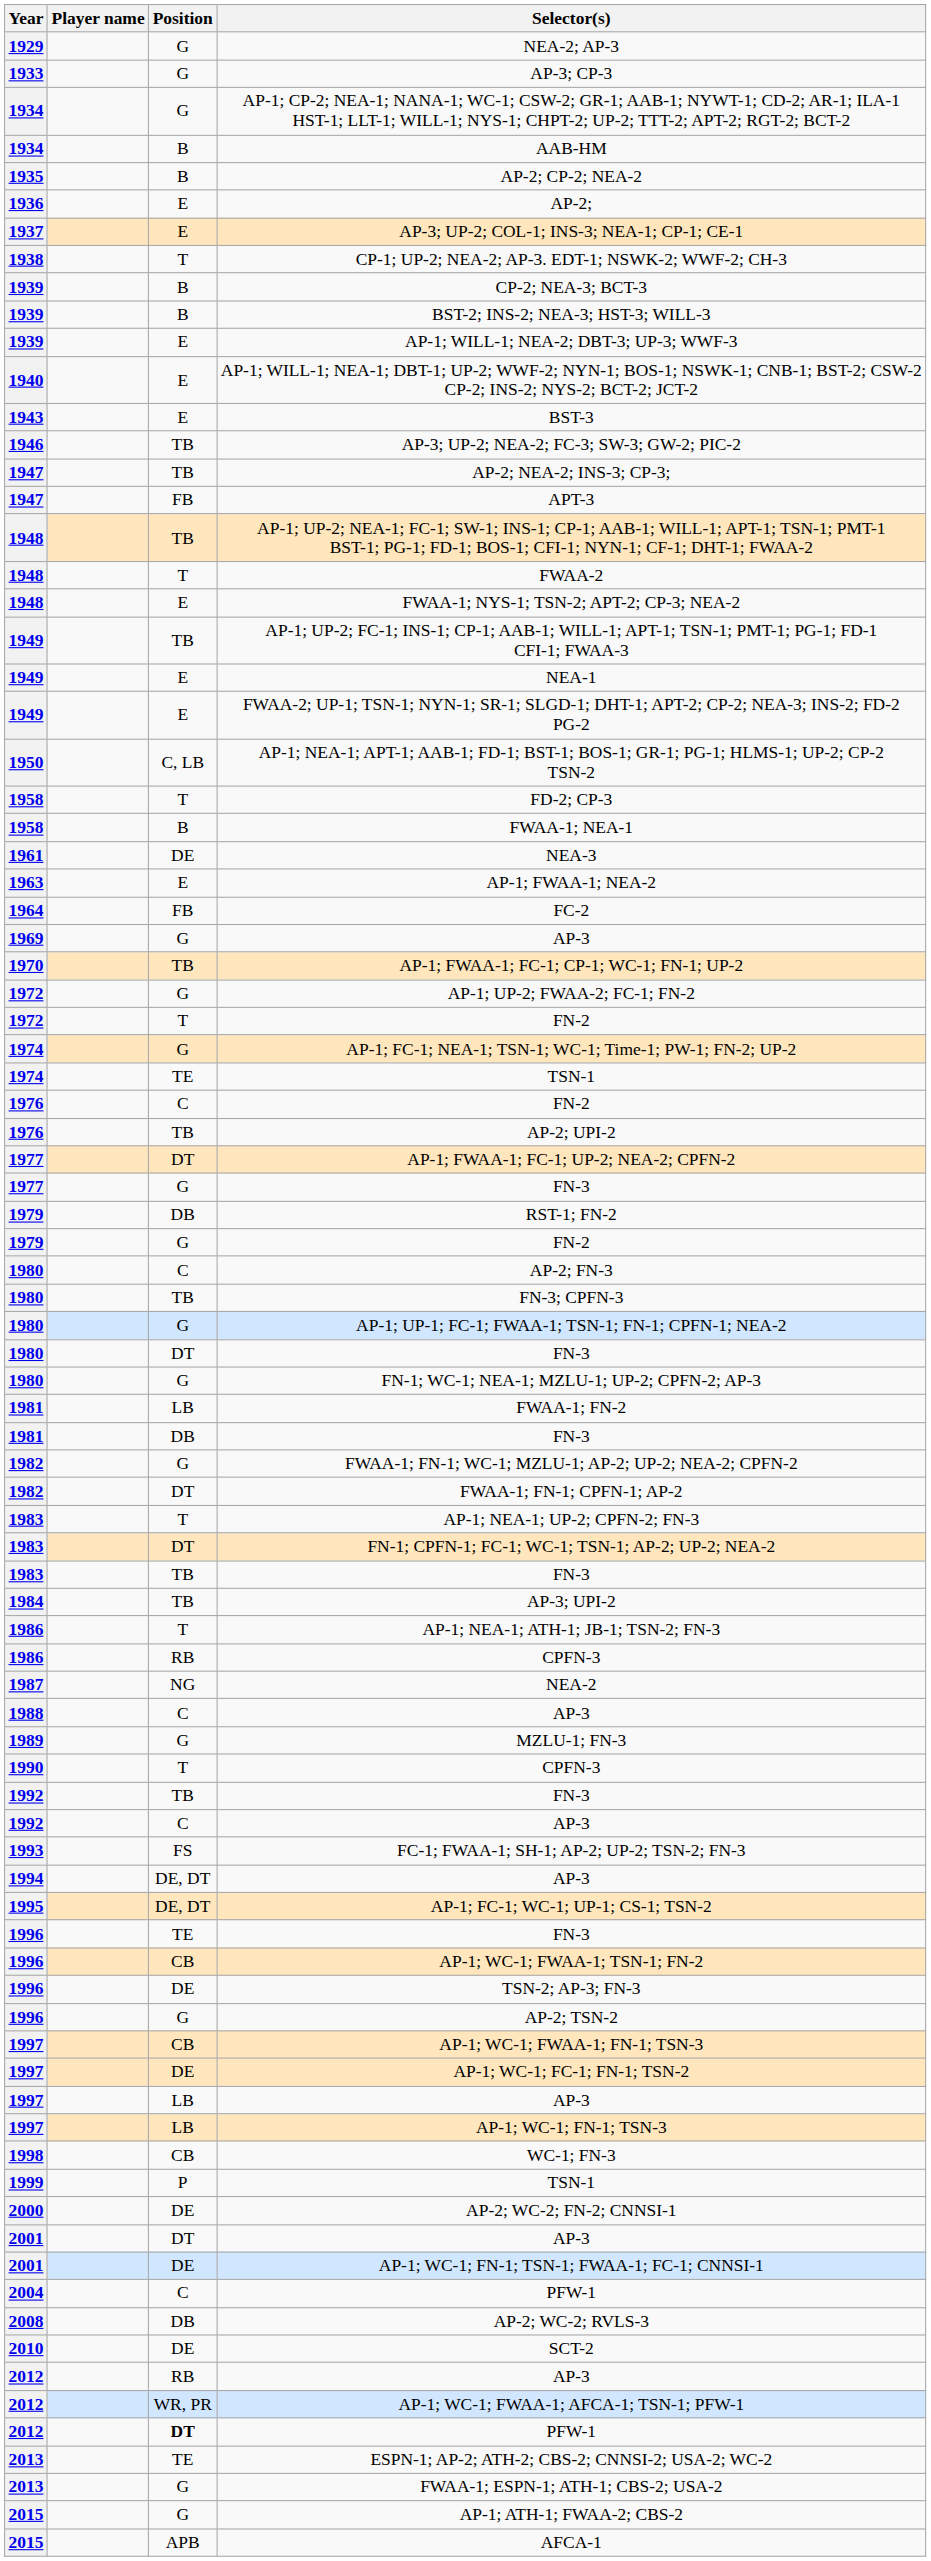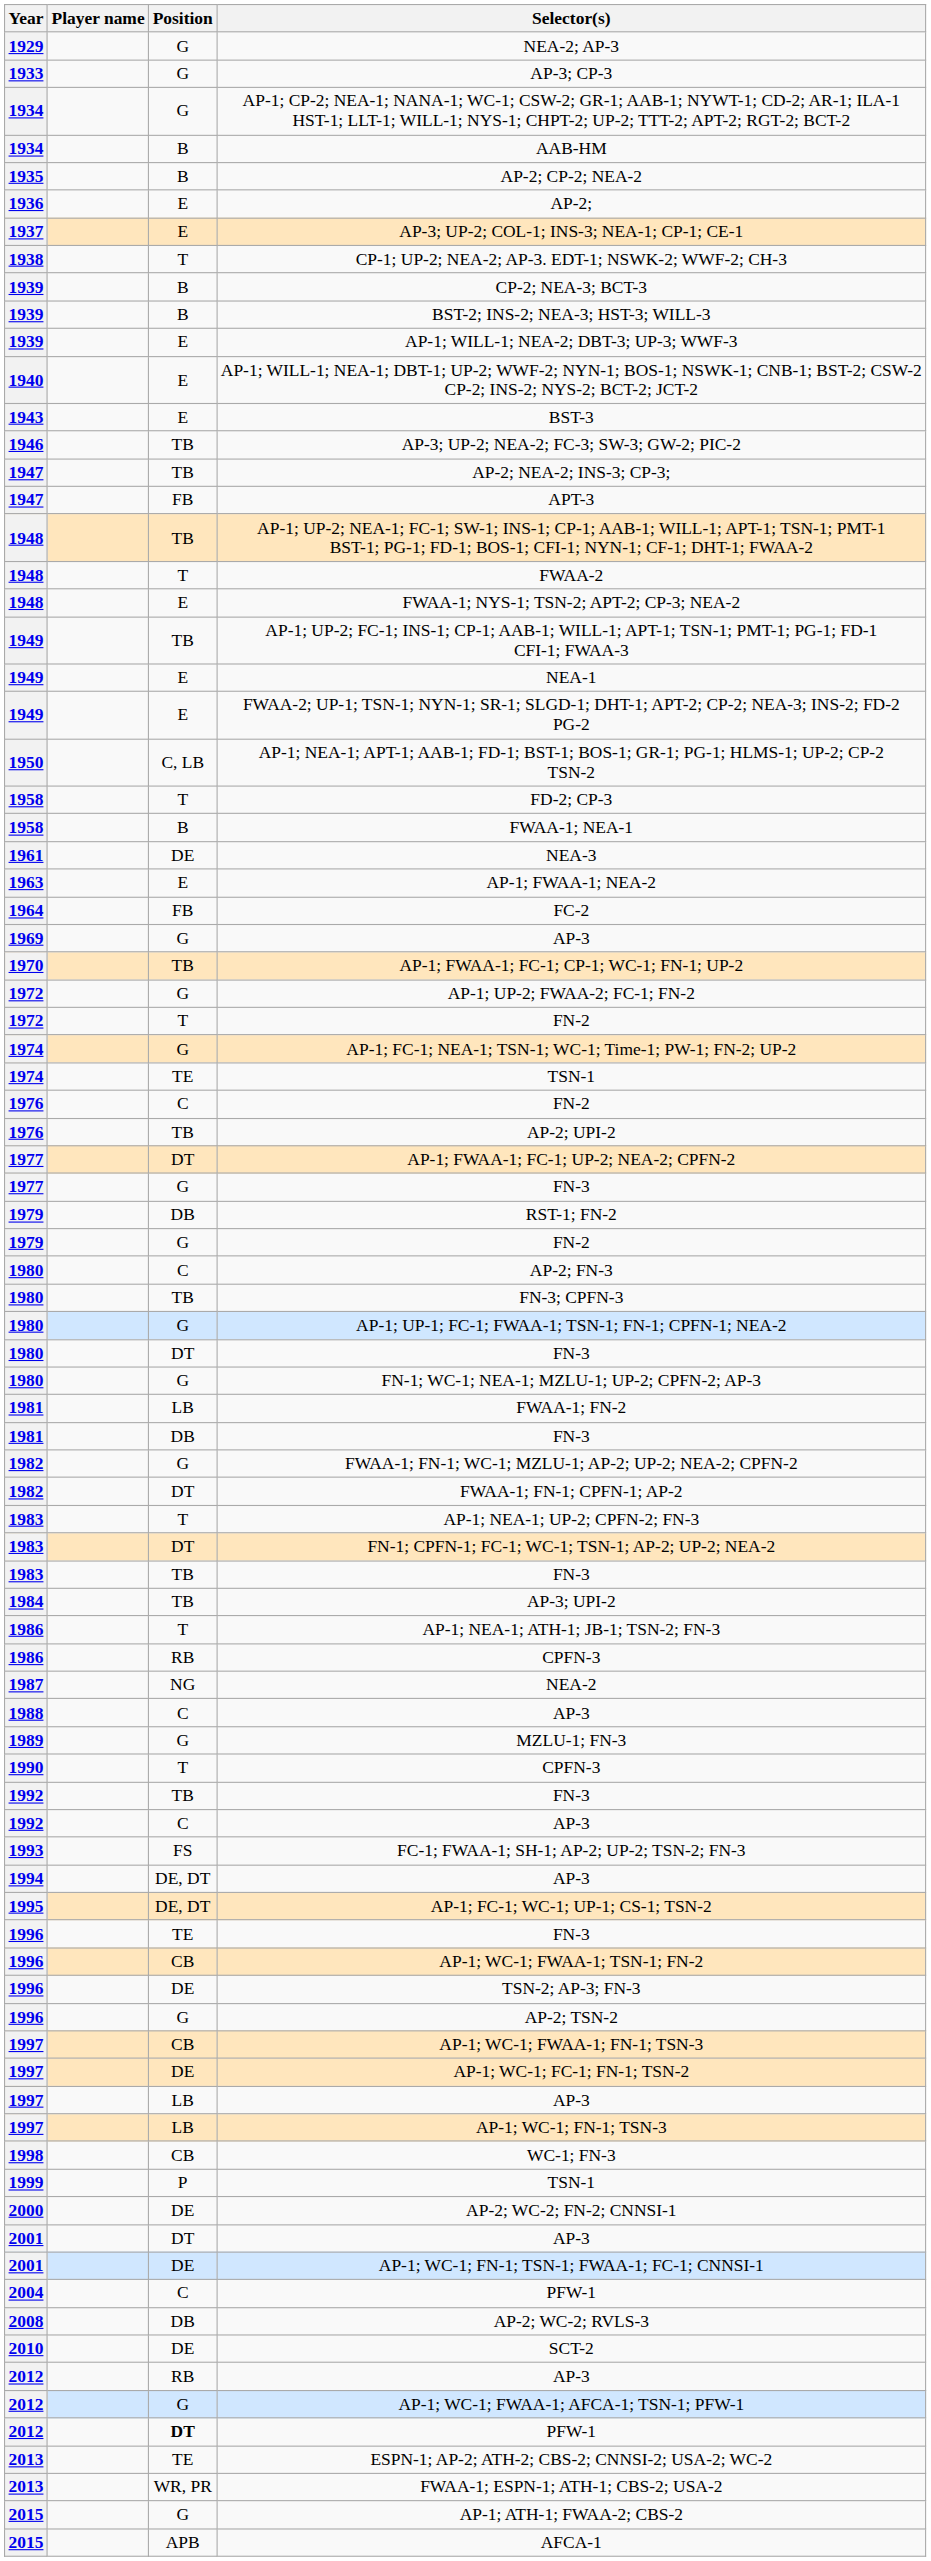(183, 2404) WR, PR -> (183, 2404) G
(183, 2487) G -> (183, 2487) WR, PR
